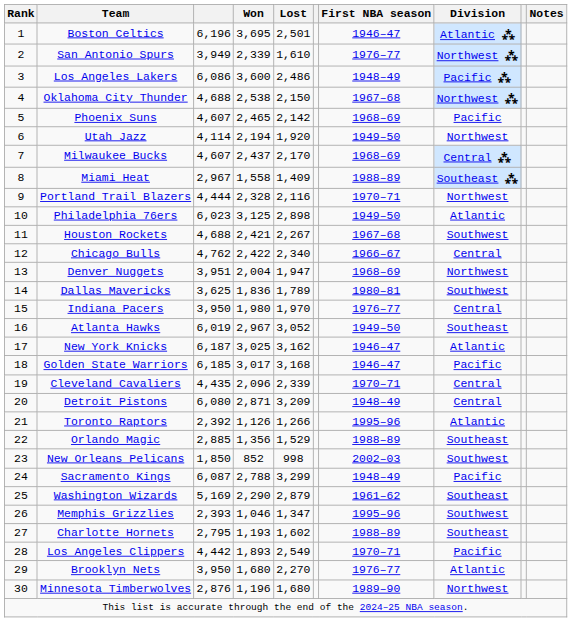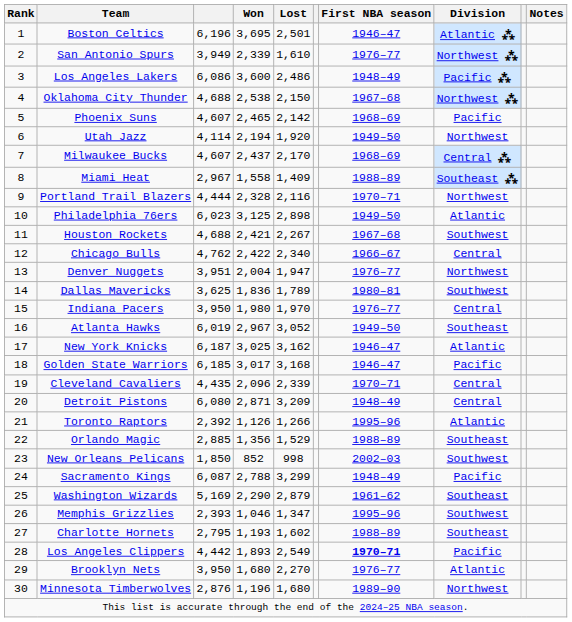(376, 272) 1968–69 -> (376, 272) 1976–77
(376, 552) normal -> (376, 552) bold
